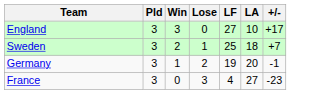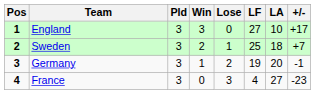+ column: (17, 13)
